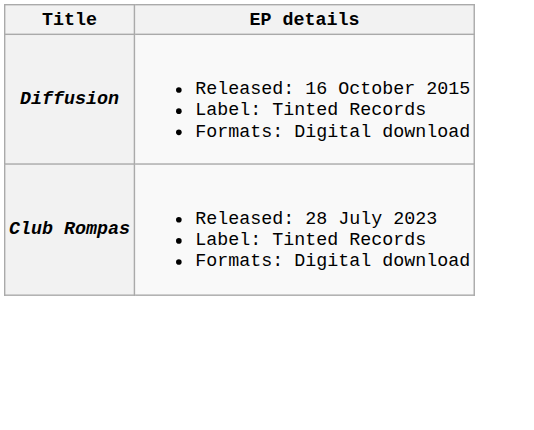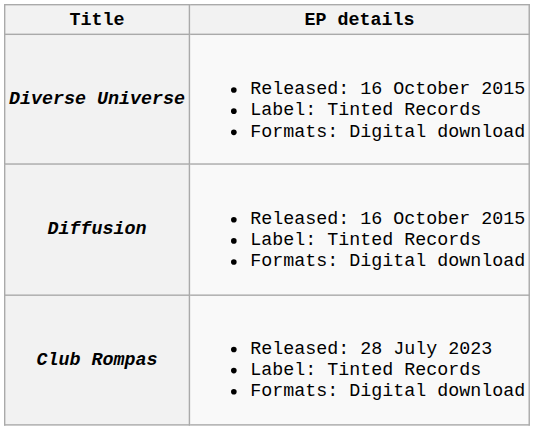+ row: (97, 100)
